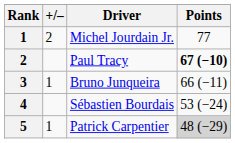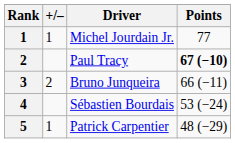(49, 38) 2 -> (49, 38) 1
(49, 82) 1 -> (49, 82) 2
(204, 127) lightgrey background -> (204, 127) no background
